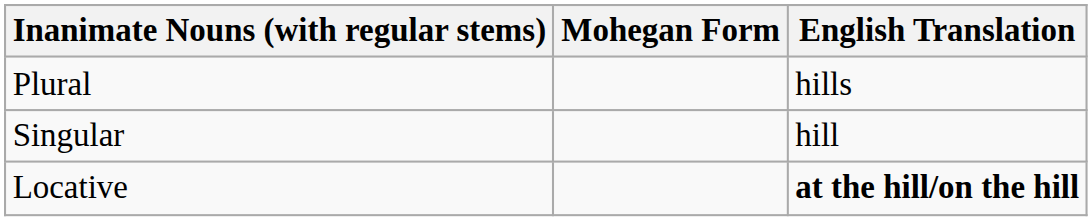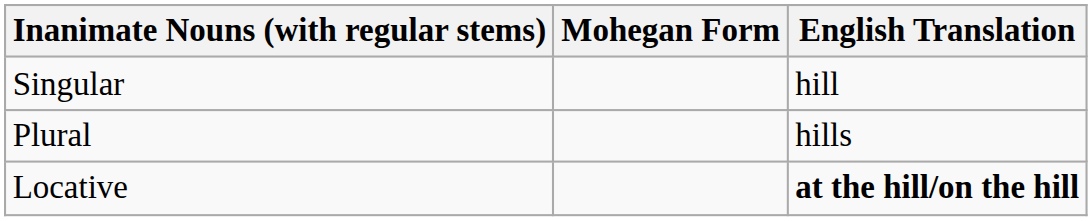rows swapped: (68, 135) <-> (52, 82)
